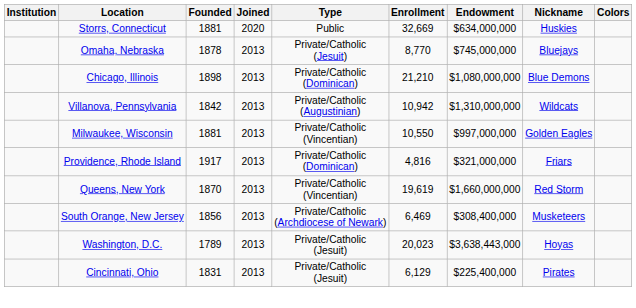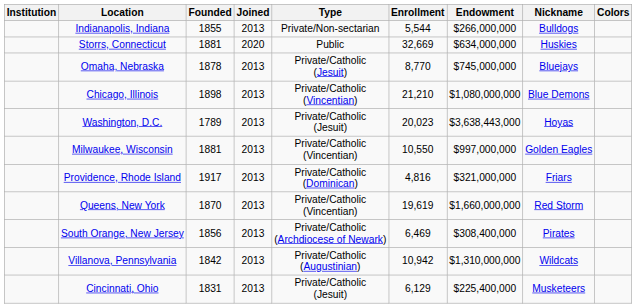+ row: (122, 28)
(330, 78) Private/Catholic (Dominican) -> (330, 94) Private/Catholic (Vincentian)
rows swapped: (122, 245) <-> (122, 106)
(559, 217) Musketeers -> (559, 233) Pirates
(559, 272) Pirates -> (559, 289) Musketeers
